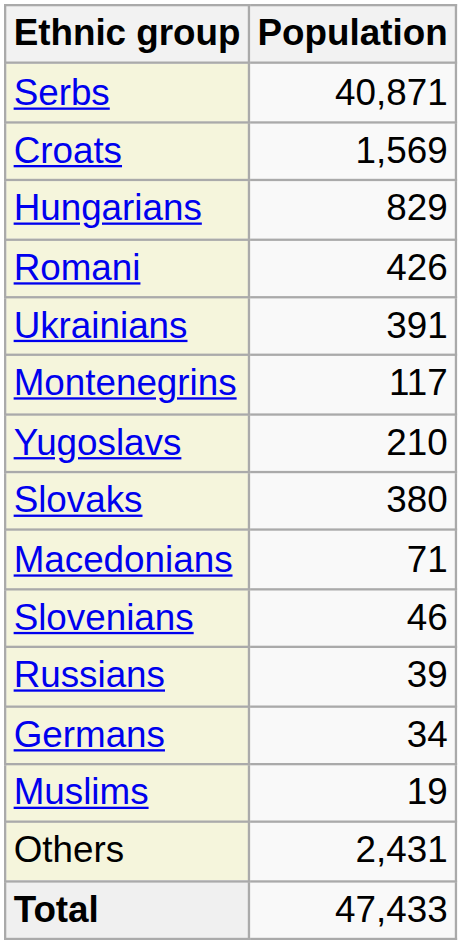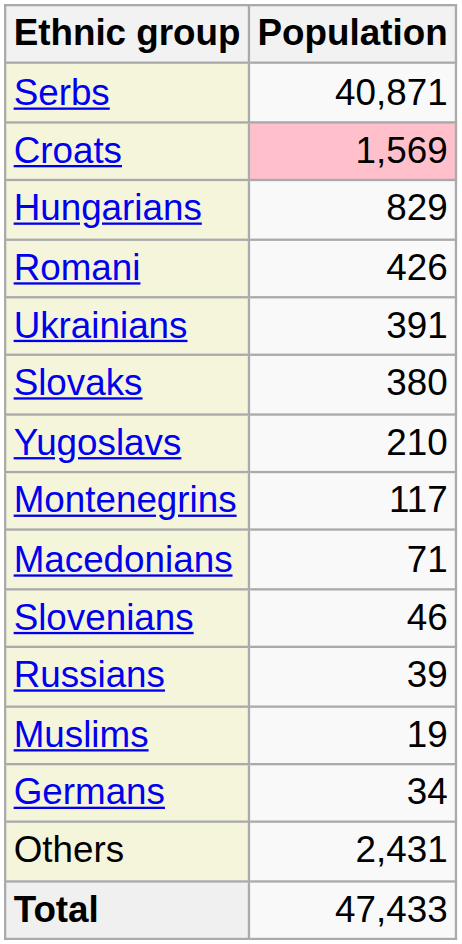(402, 150) no background -> (402, 150) pink background
rows swapped: (78, 500) <-> (125, 383)
rows swapped: (89, 734) <-> (81, 792)
